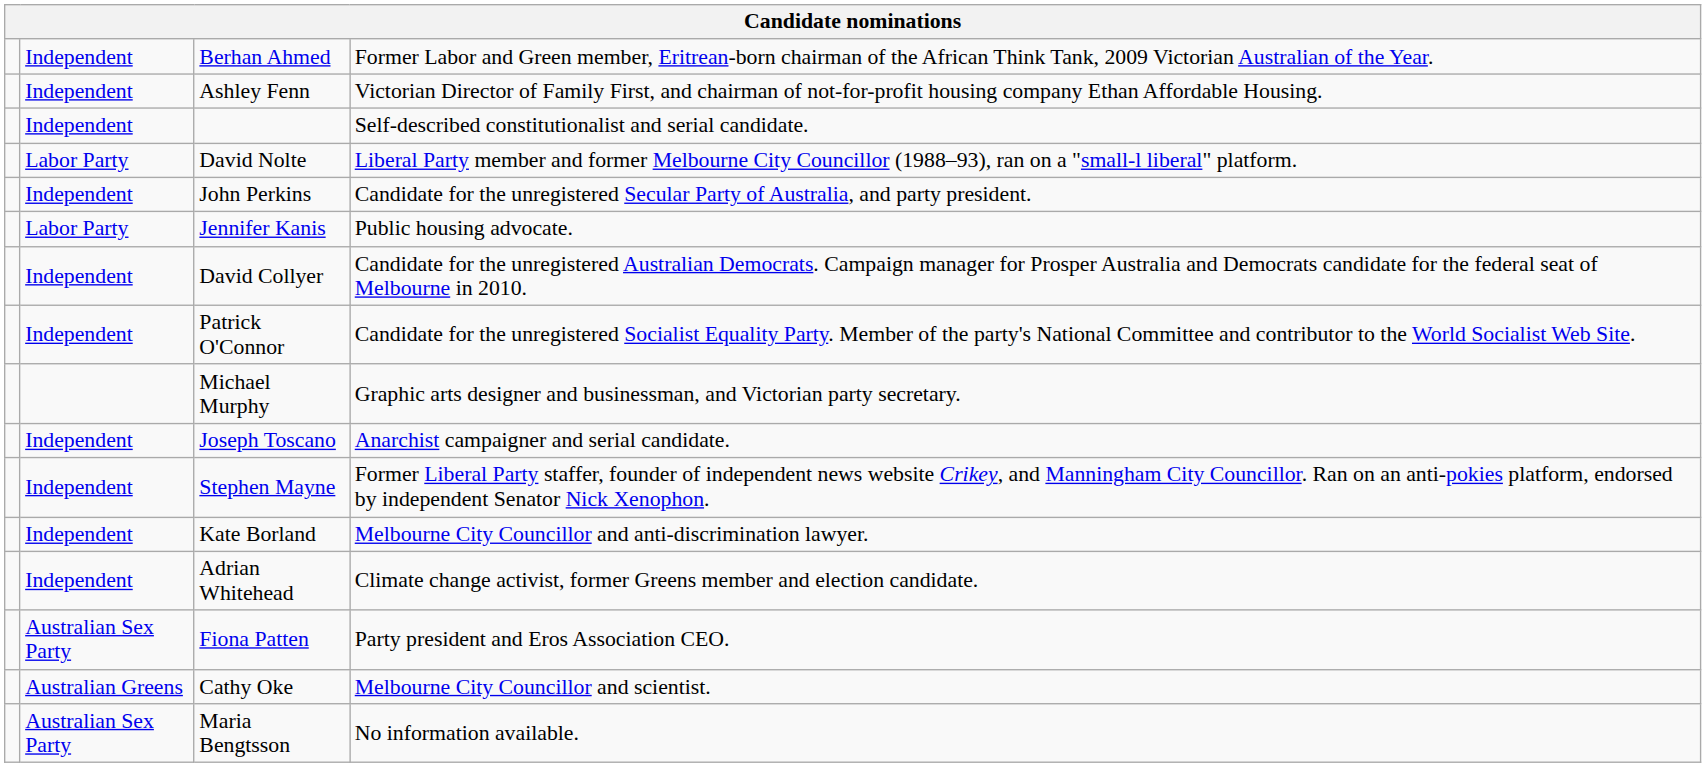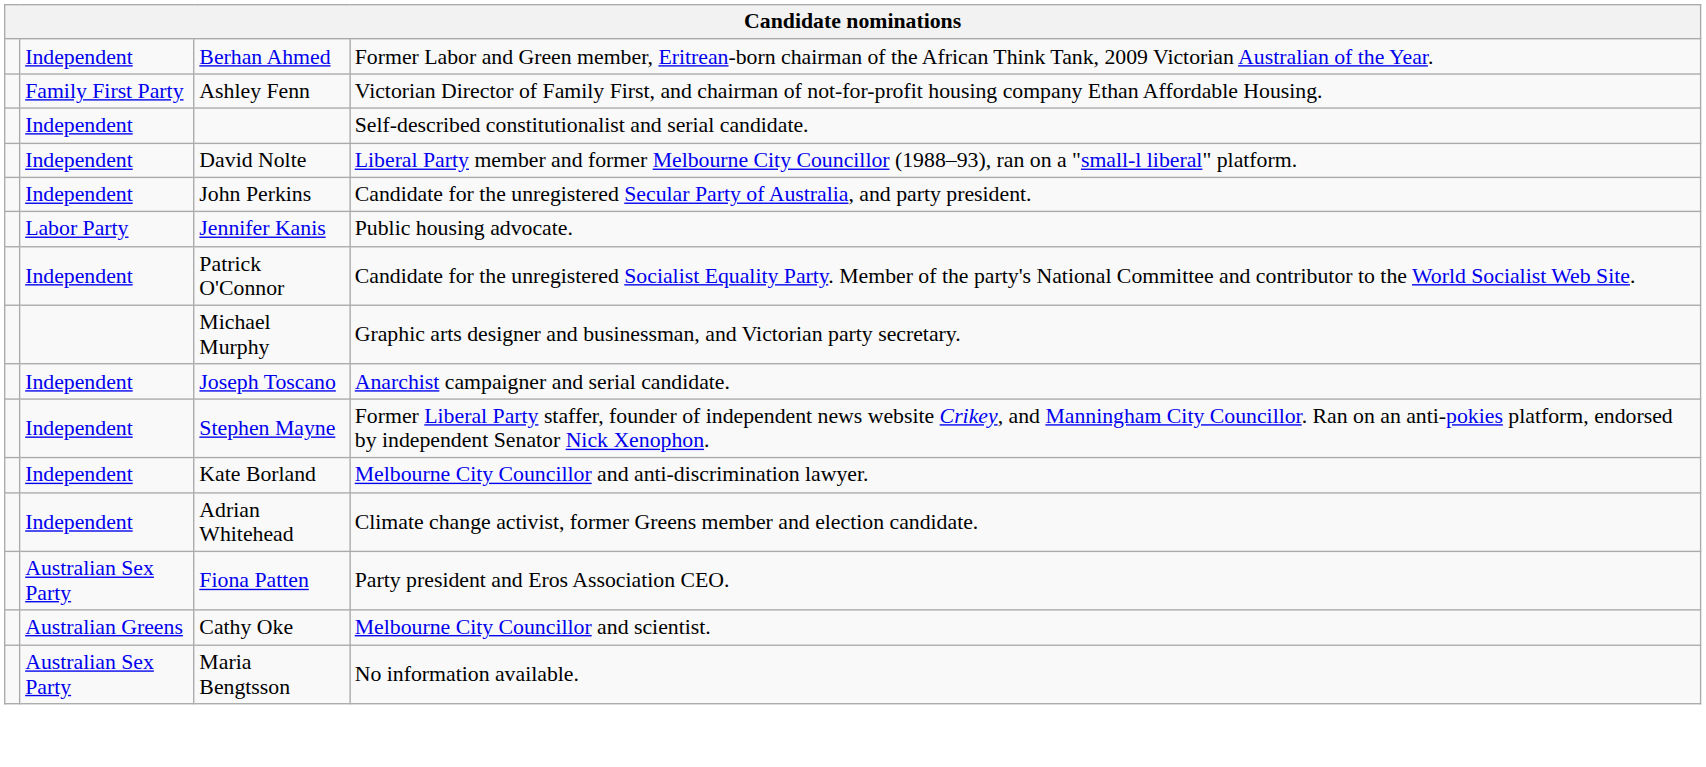(79, 90) Independent -> (104, 90) Family First Party
(77, 159) Labor Party -> (79, 159) Independent
- row: (261, 275)
